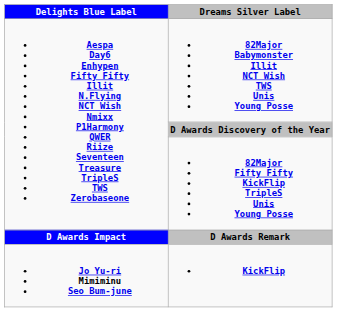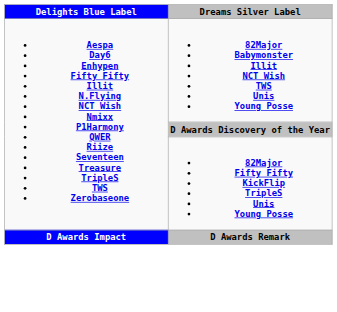- row: (250, 271)
